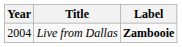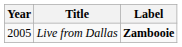(19, 33) 2004 -> (19, 33) 2005
